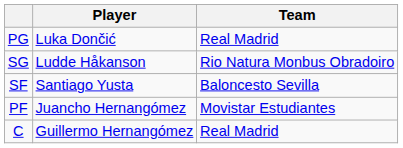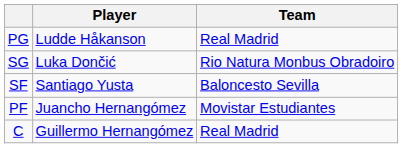(76, 39) Luka Dončić -> (91, 39) Ludde Håkanson
(91, 62) Ludde Håkanson -> (76, 62) Luka Dončić
